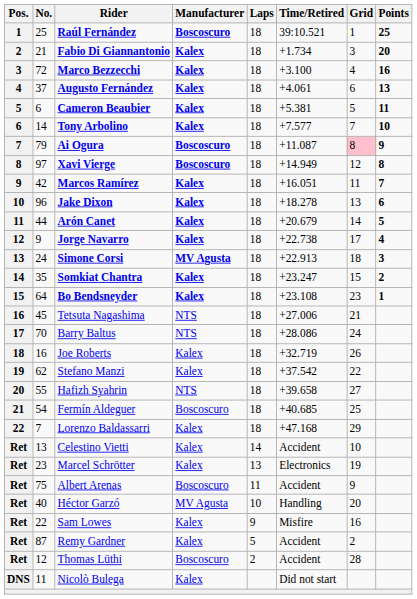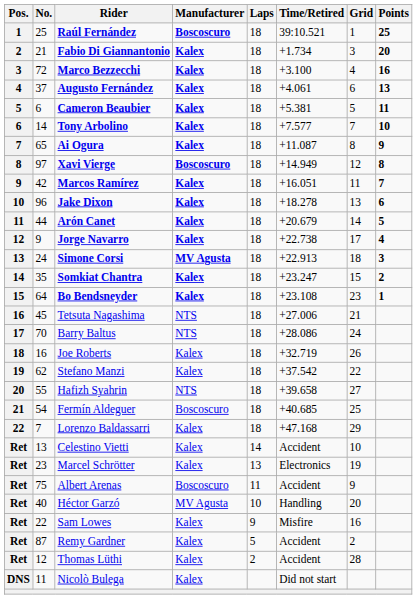(41, 145) 79 -> (41, 145) 65
(203, 145) Boscoscuro -> (190, 145) Kalex
(352, 145) pink background -> (352, 145) no background
(202, 560) Boscoscuro -> (189, 560) Kalex
